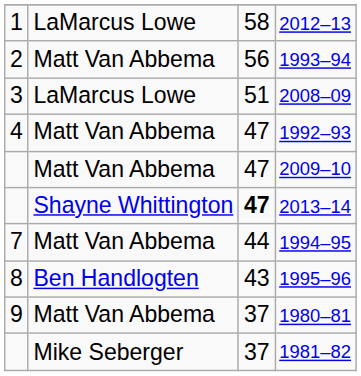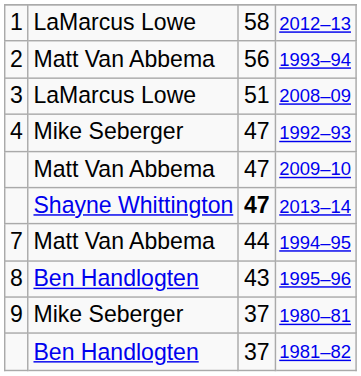(124, 132) Matt Van Abbema -> (108, 132) Mike Seberger
(124, 315) Matt Van Abbema -> (108, 315) Mike Seberger
(108, 351) Mike Seberger -> (116, 351) Ben Handlogten
